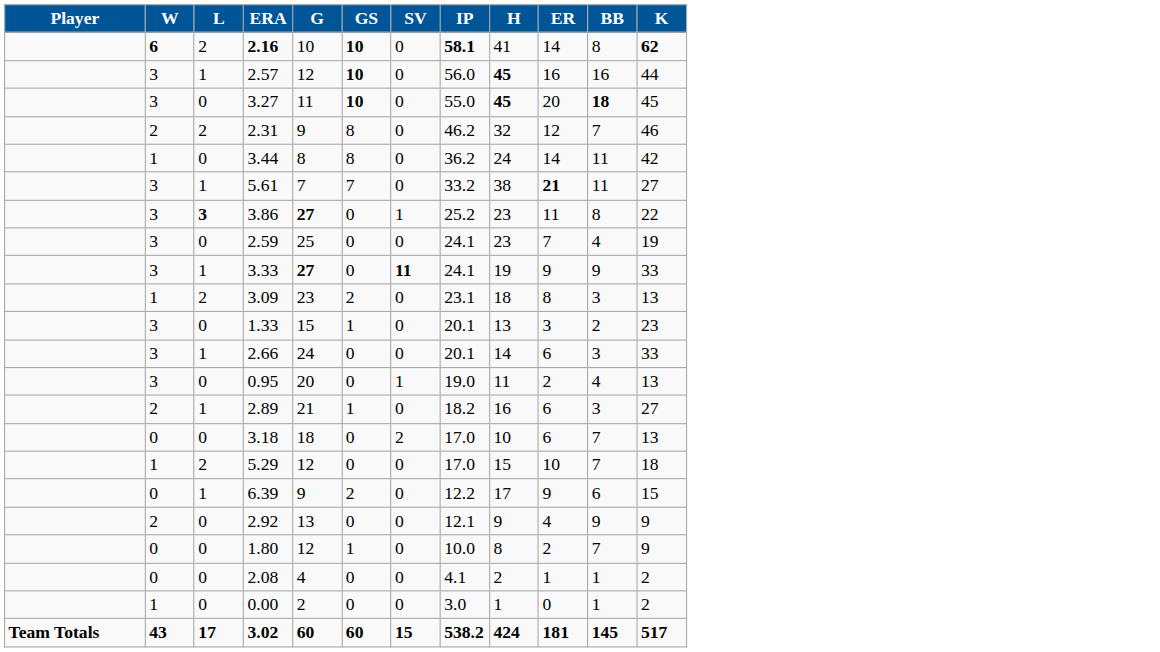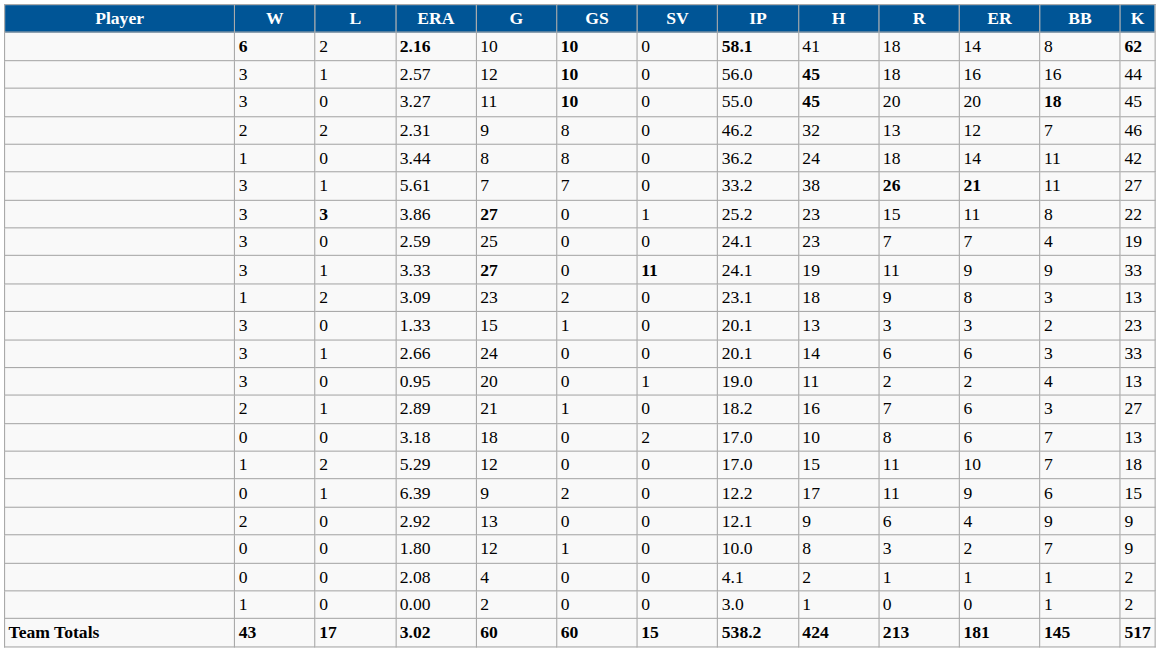+ column: (919, 18)
